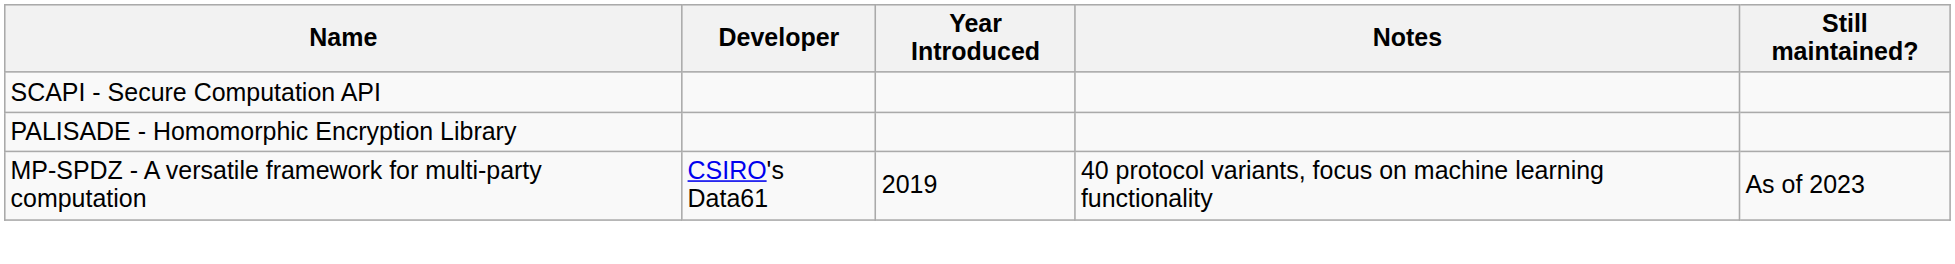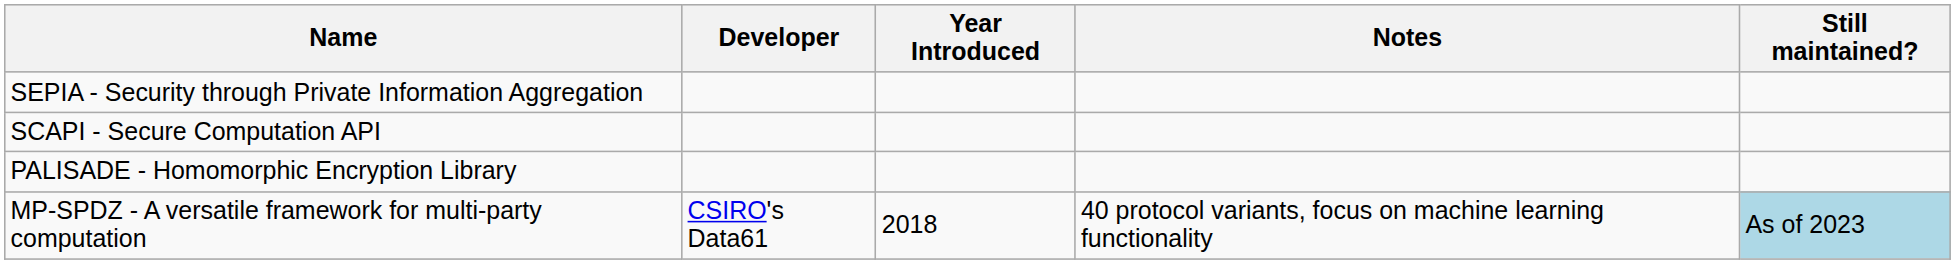+ row: (327, 91)
(910, 185) 2019 -> (910, 224) 2018
(1805, 185) no background -> (1805, 224) lightblue background
